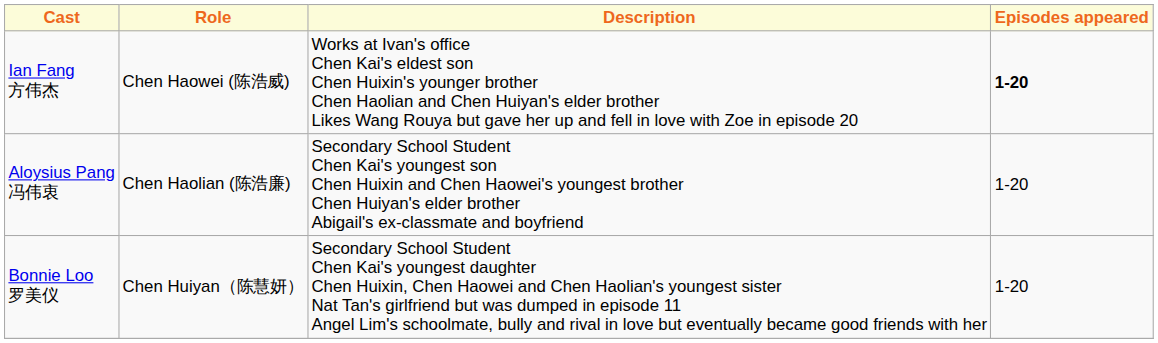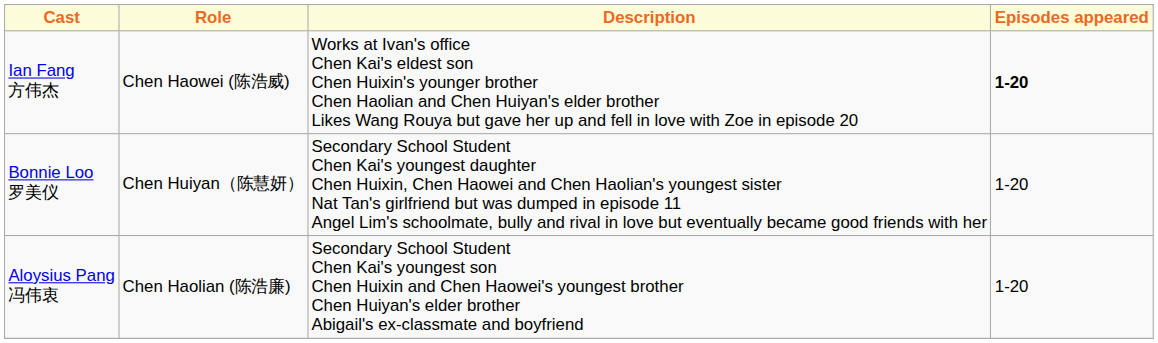rows swapped: (62, 183) <-> (51, 285)
